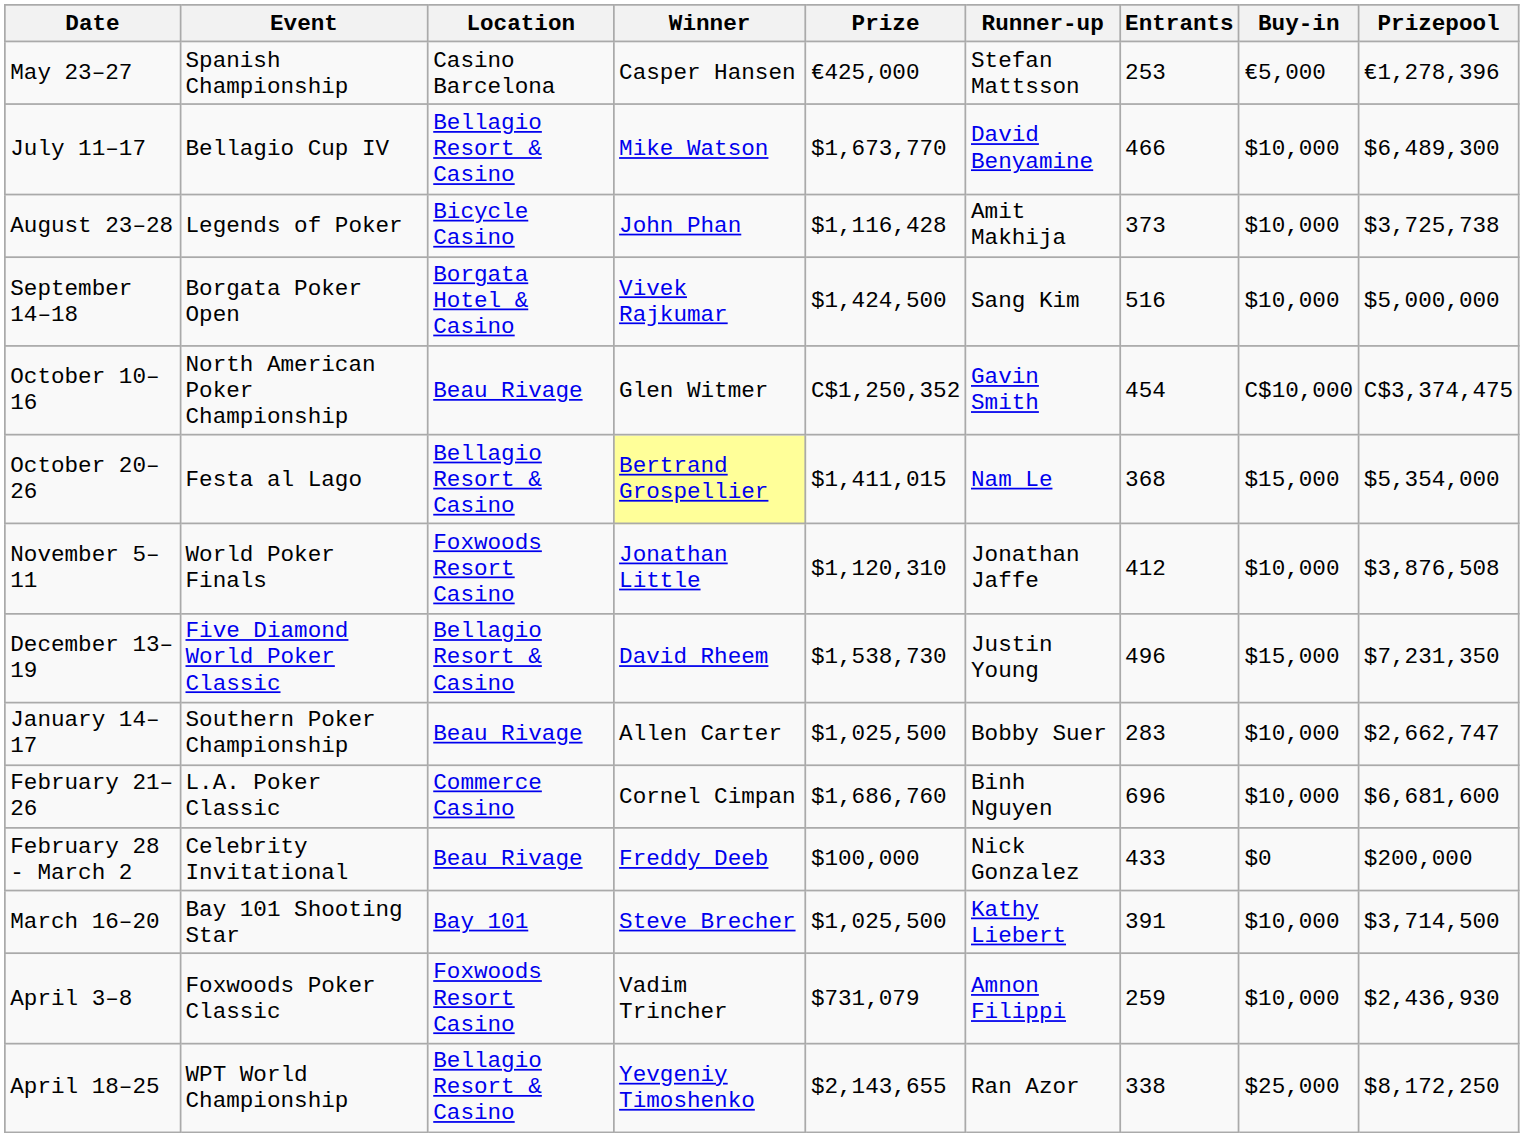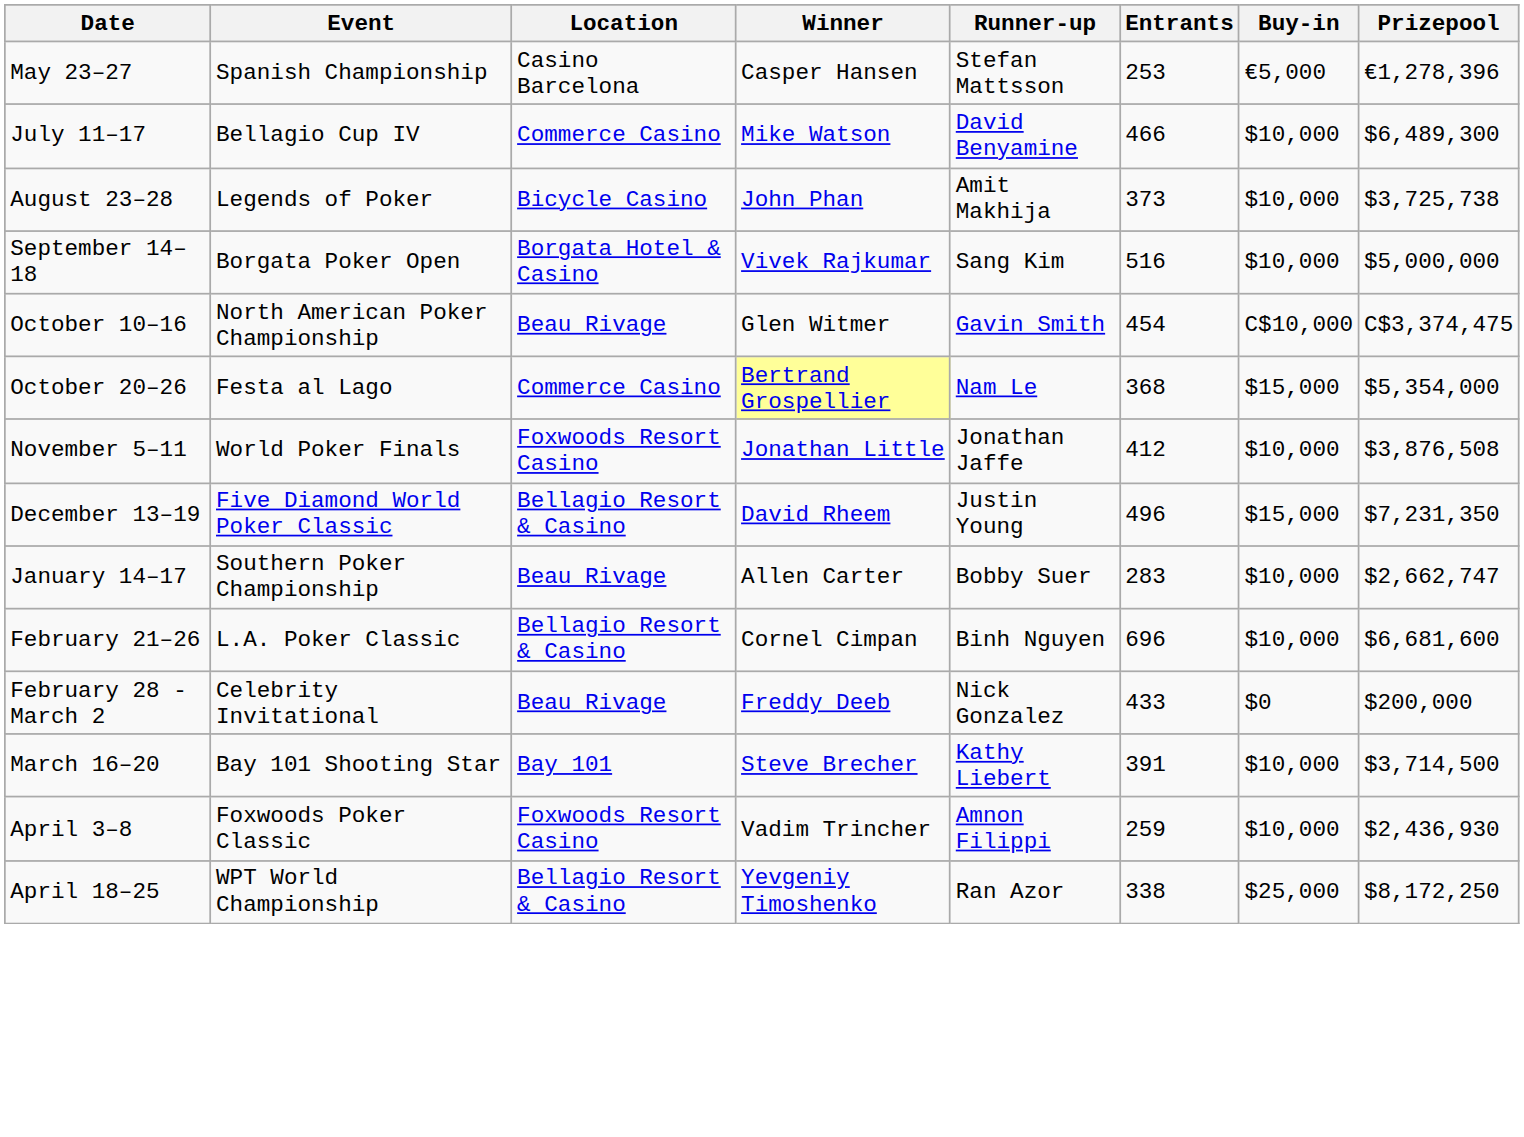- column: (886, 23)
(488, 149) Bellagio Resort & Casino -> (619, 136) Commerce Casino
(488, 479) Bellagio Resort & Casino -> (619, 388) Commerce Casino
(488, 797) Commerce Casino -> (619, 640) Bellagio Resort & Casino
